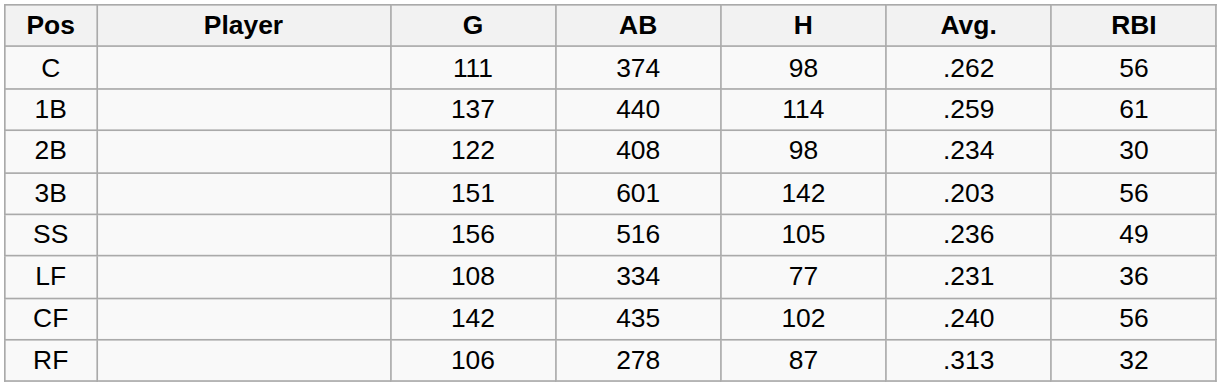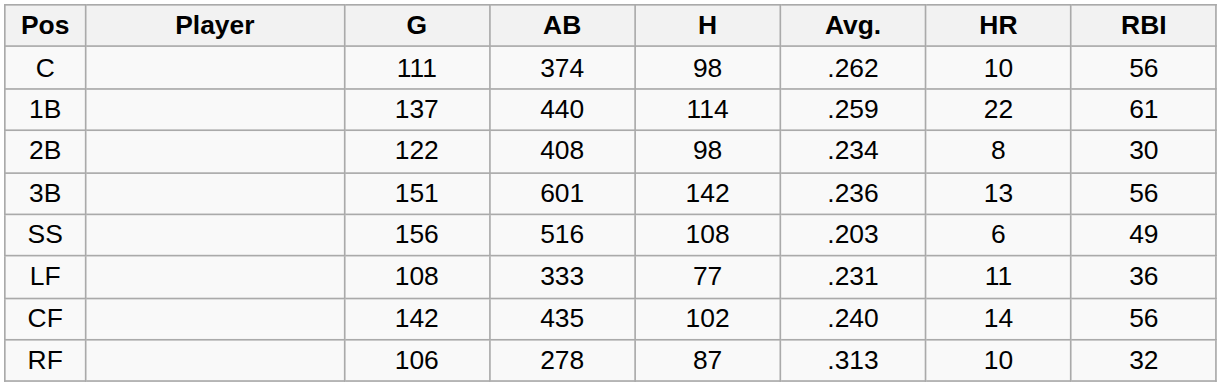+ column: (998, 25)
(969, 192) .203 -> (853, 192) .236
(803, 234) 105 -> (708, 234) 108
(969, 234) .236 -> (853, 234) .203
(638, 276) 334 -> (562, 276) 333
